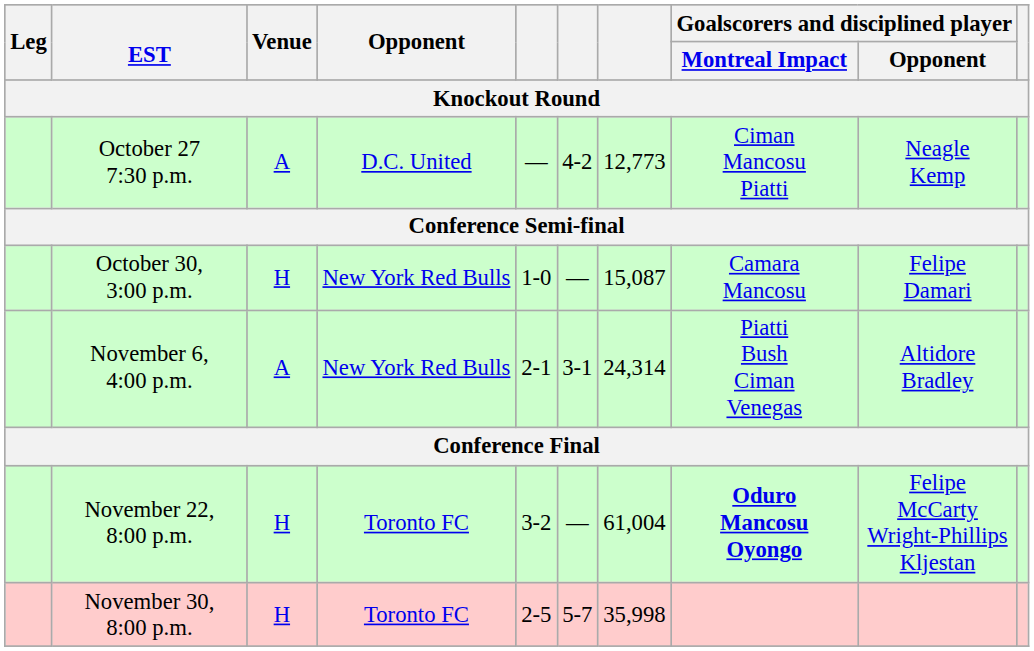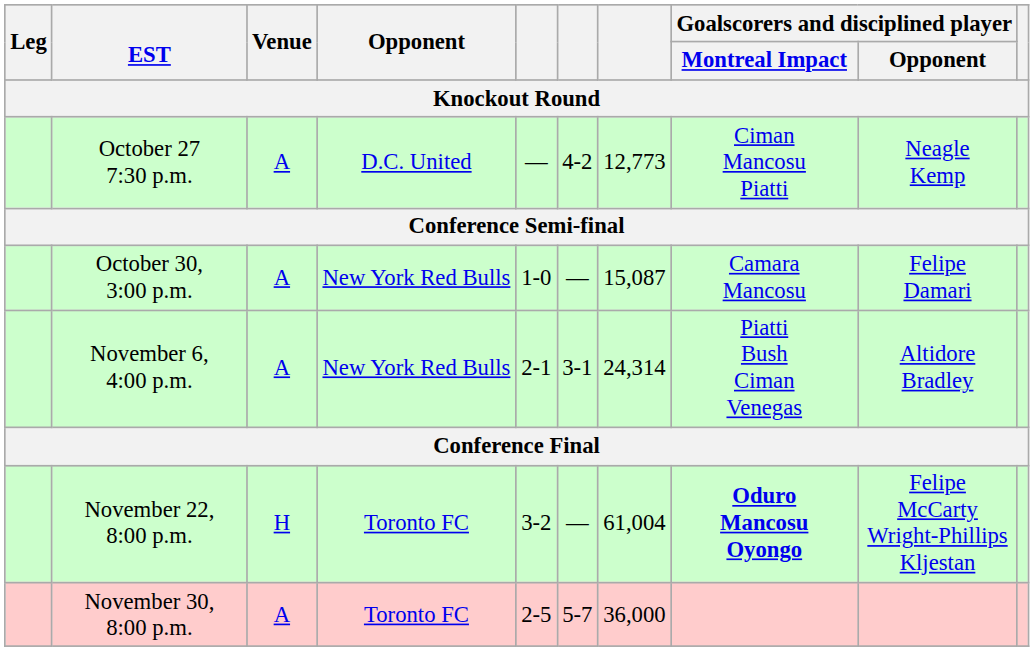(282, 276) H -> (282, 276) A
(282, 613) H -> (282, 613) A
(634, 613) 35,998 -> (634, 613) 36,000
